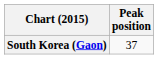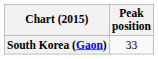(131, 44) 37 -> (131, 44) 33
